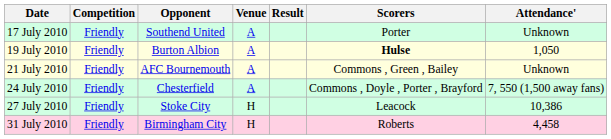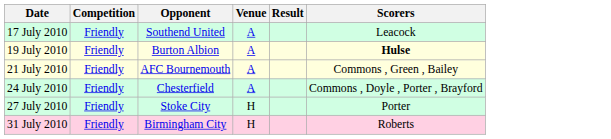- column: (546, 13)
(396, 32) Porter -> (396, 32) Leacock
(396, 106) Leacock -> (396, 106) Porter
